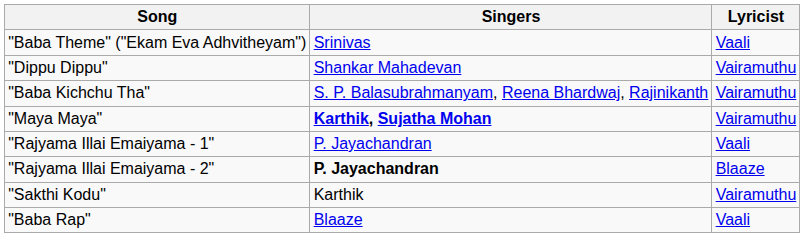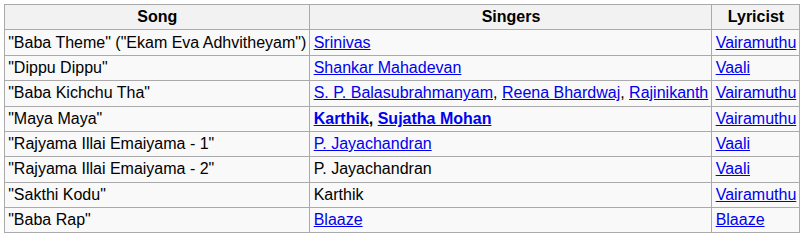(733, 42) Vaali -> (756, 42) Vairamuthu
(756, 67) Vairamuthu -> (733, 67) Vaali
(376, 169) bold -> (373, 169) normal
(740, 169) Blaaze -> (733, 169) Vaali
(733, 220) Vaali -> (740, 220) Blaaze
